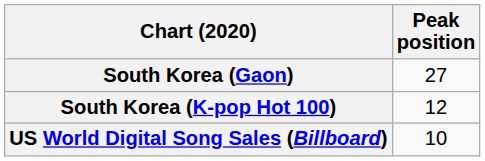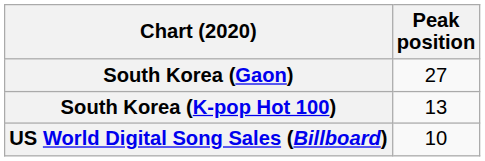(436, 107) 12 -> (436, 107) 13
